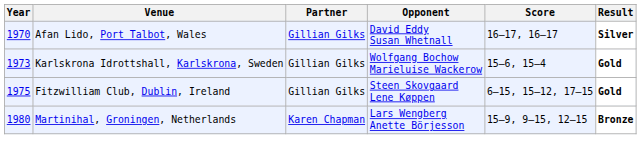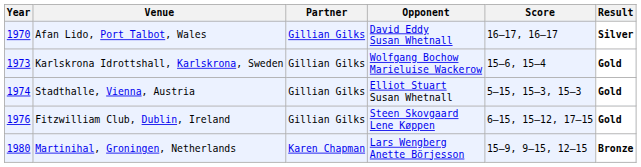+ row: (115, 91)
(19, 91) 1975 -> (19, 120) 1976
